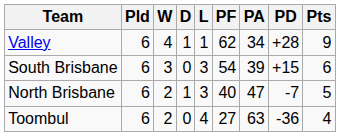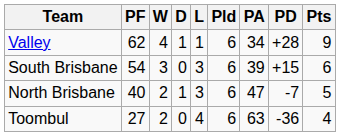columns swapped: (137, 17) <-> (226, 17)
